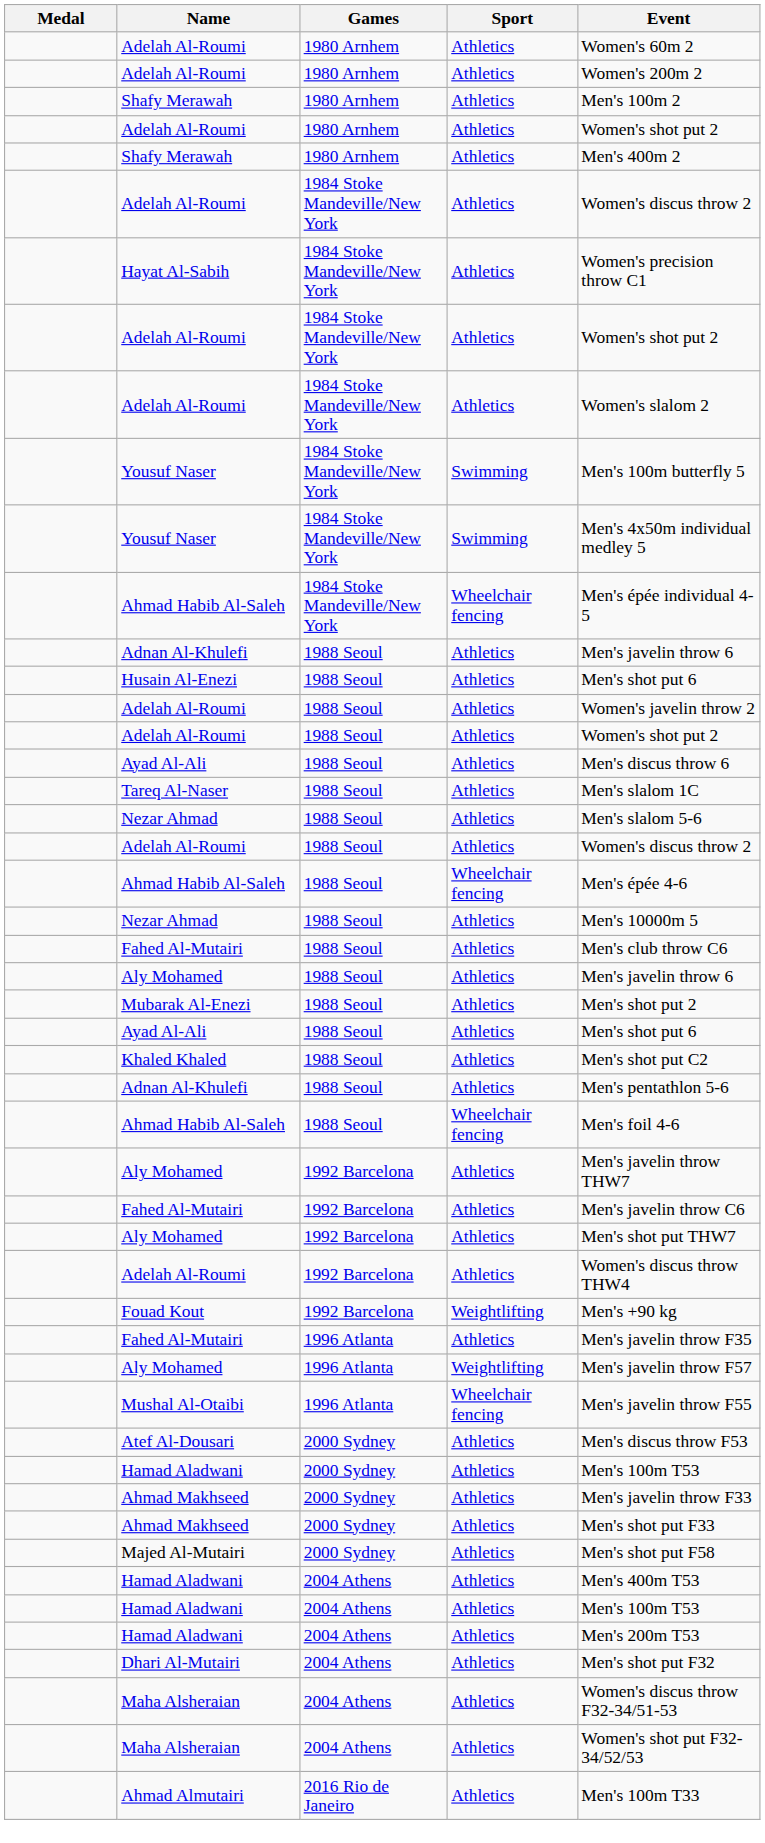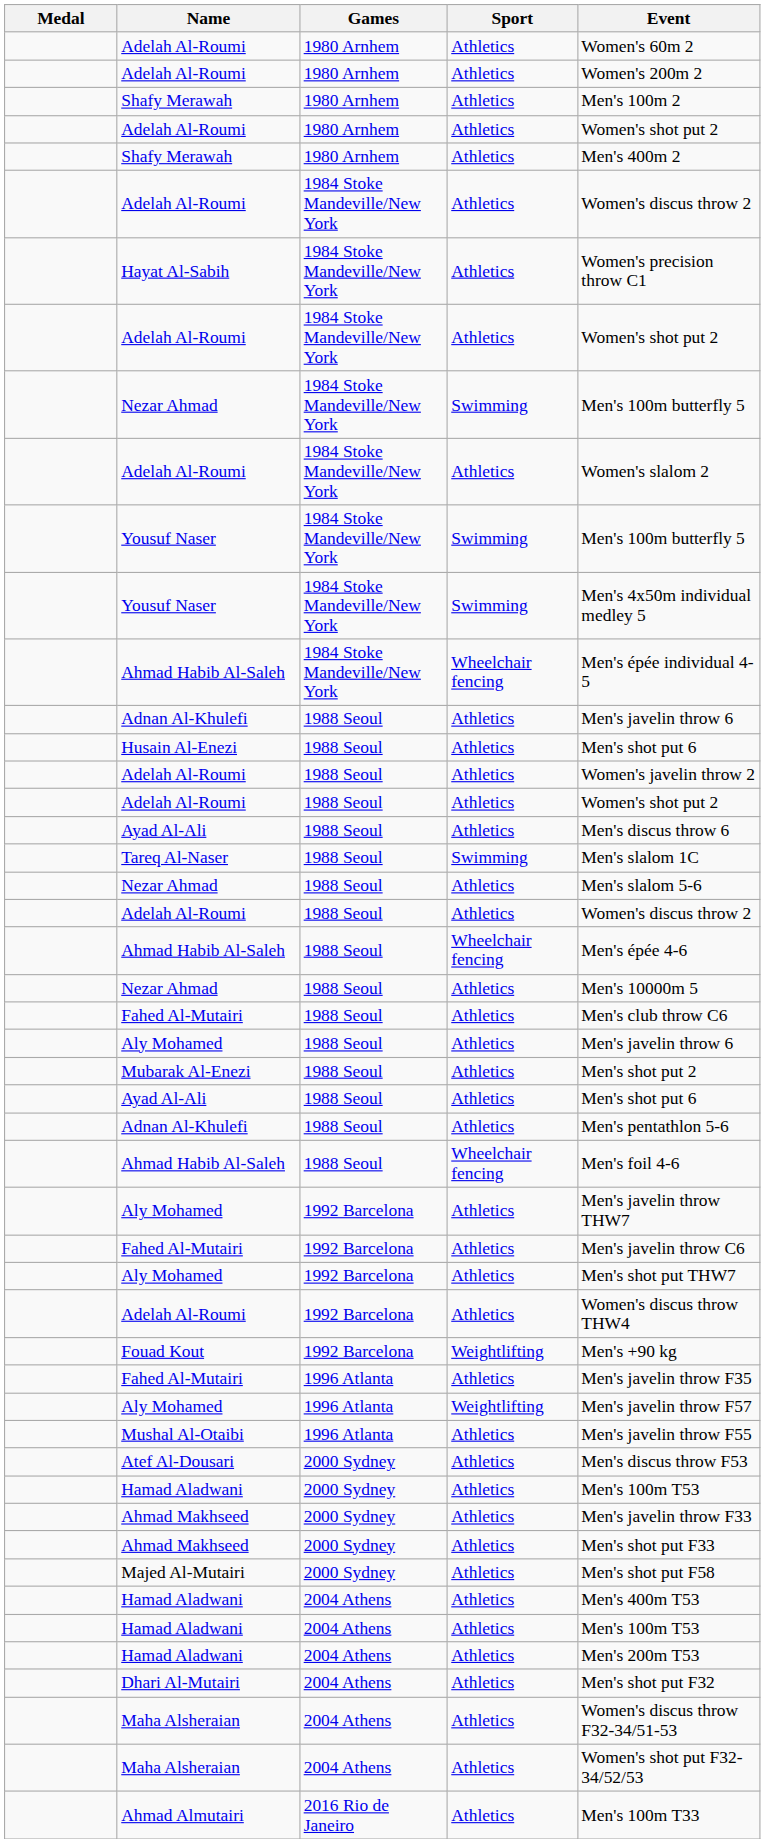+ row: (169, 404)
(483, 790) Athletics -> (490, 857) Swimming
- row: (174, 1059)
(491, 1404) Wheelchair fencing -> (483, 1434) Athletics
